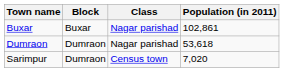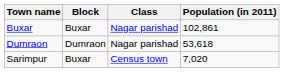(85, 59) Dumraon -> (78, 59) Buxar
